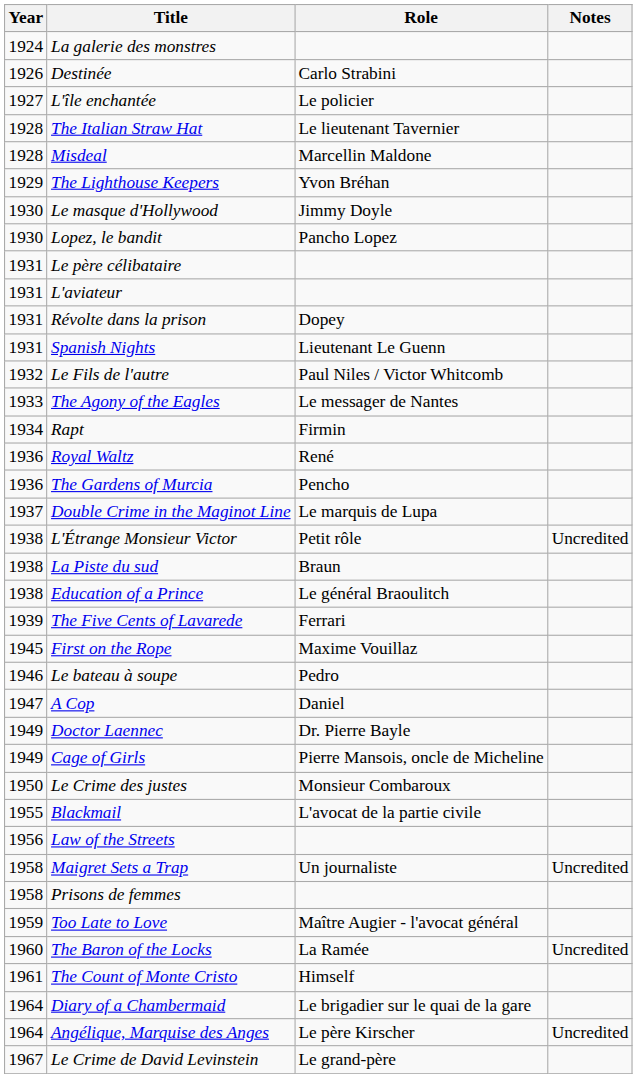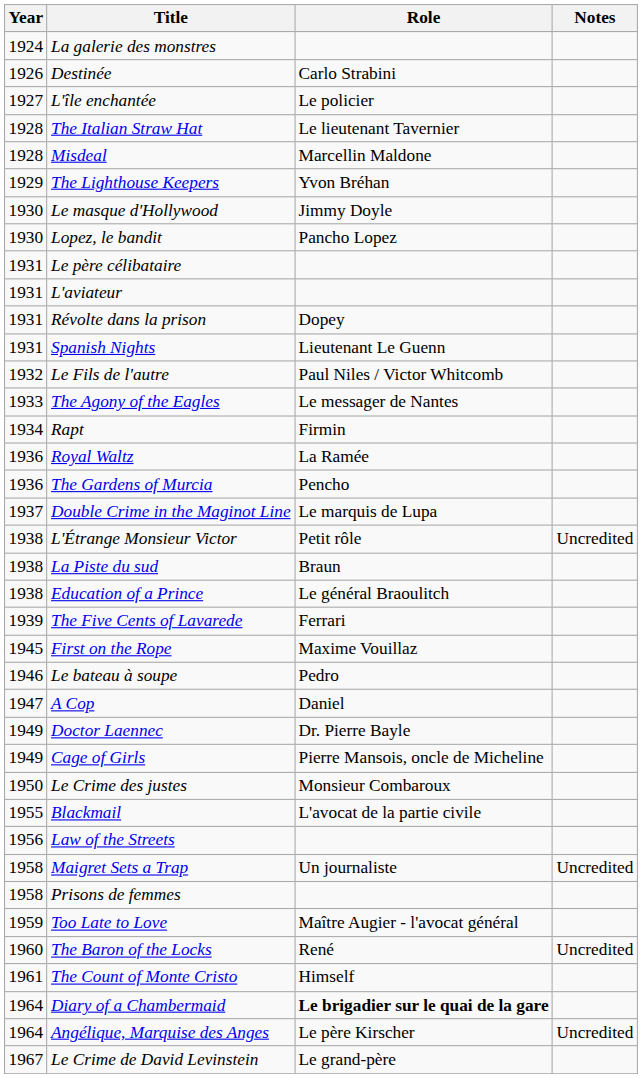(316, 456) René -> (334, 456) La Ramée
(334, 949) La Ramée -> (316, 949) René
(415, 1004) normal -> (424, 1004) bold
